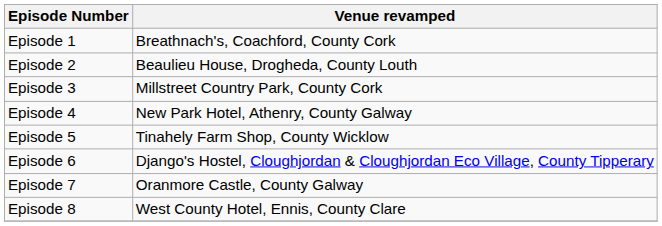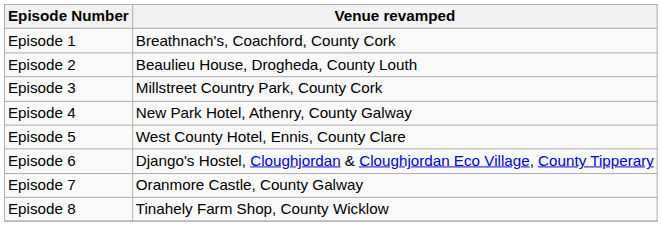(262, 137) Tinahely Farm Shop, County Wicklow -> (271, 137) West County Hotel, Ennis, County Clare
(271, 209) West County Hotel, Ennis, County Clare -> (262, 209) Tinahely Farm Shop, County Wicklow
